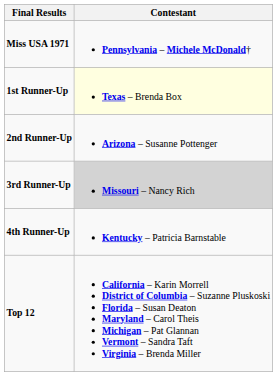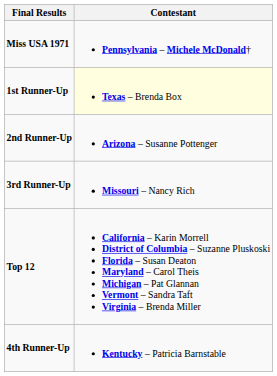(173, 191) lightgrey background -> (173, 191) no background
rows swapped: (38, 232) <-> (21, 313)
